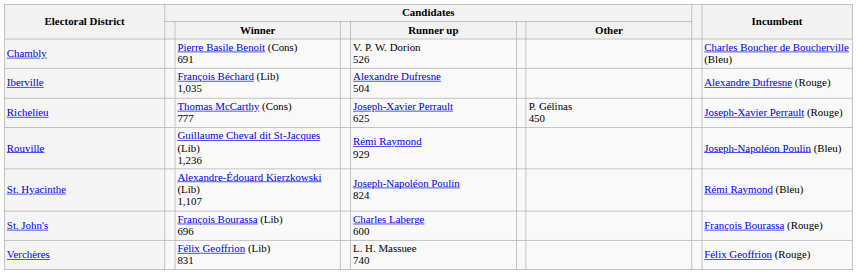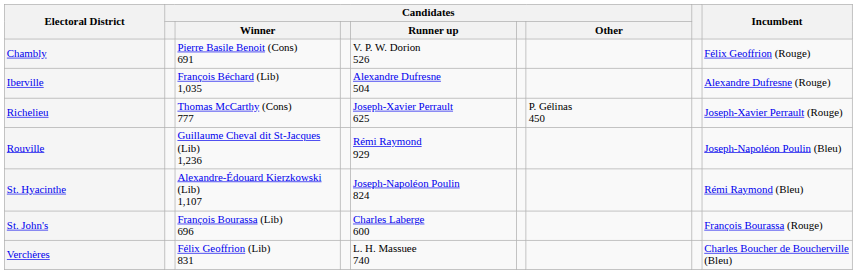(777, 53) Charles Boucher de Boucherville (Bleu) -> (757, 53) Félix Geoffrion (Rouge)
(757, 255) Félix Geoffrion (Rouge) -> (777, 255) Charles Boucher de Boucherville (Bleu)
